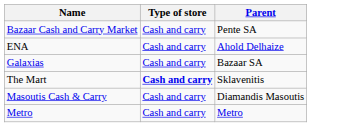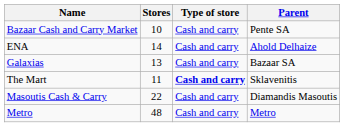+ column: (156, 12)
